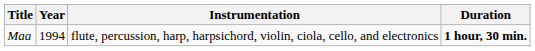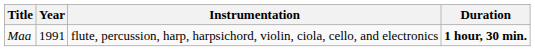(52, 35) 1994 -> (52, 35) 1991
